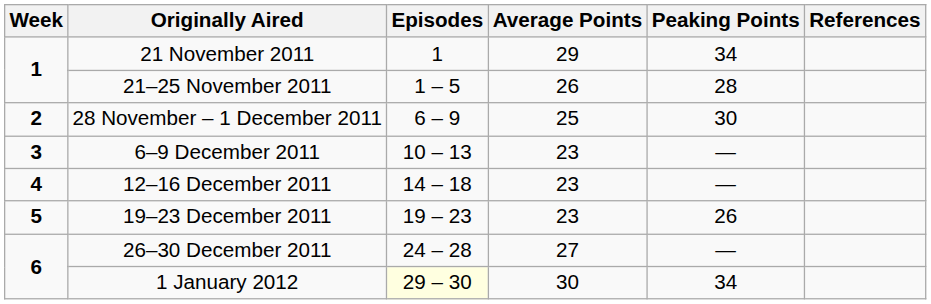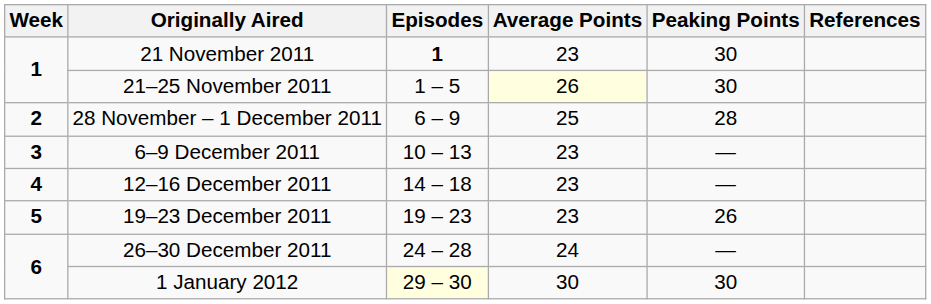(437, 53) normal -> (437, 53) bold
(567, 53) 29 -> (567, 53) 23
(726, 53) 34 -> (726, 53) 30
(567, 86) no background -> (567, 86) lightyellow background
(726, 86) 28 -> (726, 86) 30
(726, 119) 30 -> (726, 119) 28
(567, 250) 27 -> (567, 250) 24
(726, 282) 34 -> (726, 282) 30
